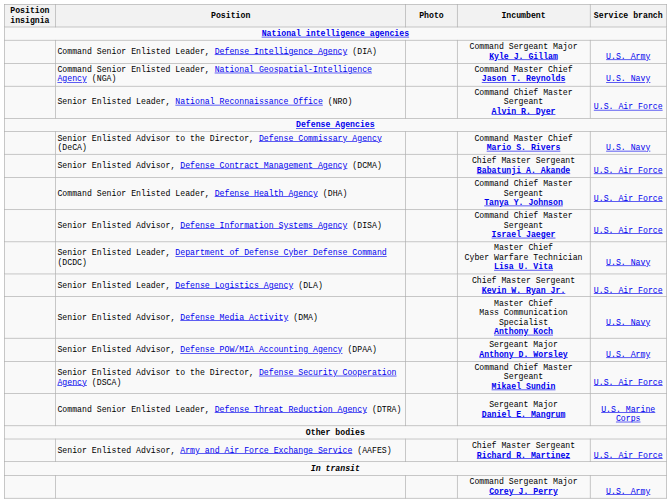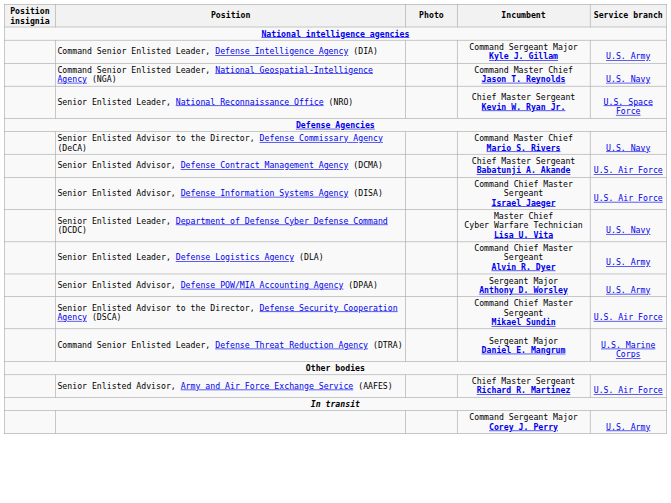(524, 102) Command Chief Master Sergeant Alvin R. Dyer -> (524, 102) Chief Master Sergeant Kevin W. Ryan Jr.
(628, 107) U.S. Air Force -> (628, 107) U.S. Space Force
- row: (202, 193)
(524, 285) Chief Master Sergeant Kevin W. Ryan Jr. -> (524, 258) Command Chief Master Sergeant Alvin R. Dyer
(628, 290) U.S. Air Force -> (628, 263) U.S. Army
- row: (188, 318)
